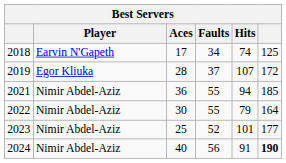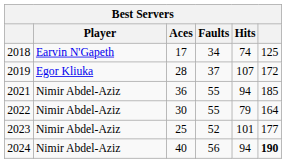(245, 149) 91 -> (245, 149) 94
